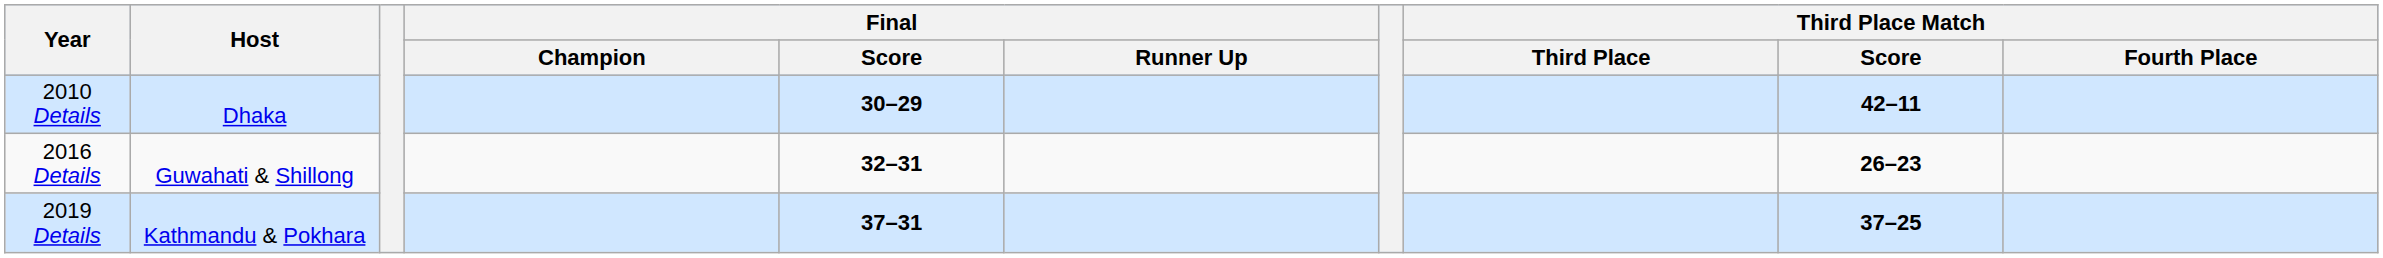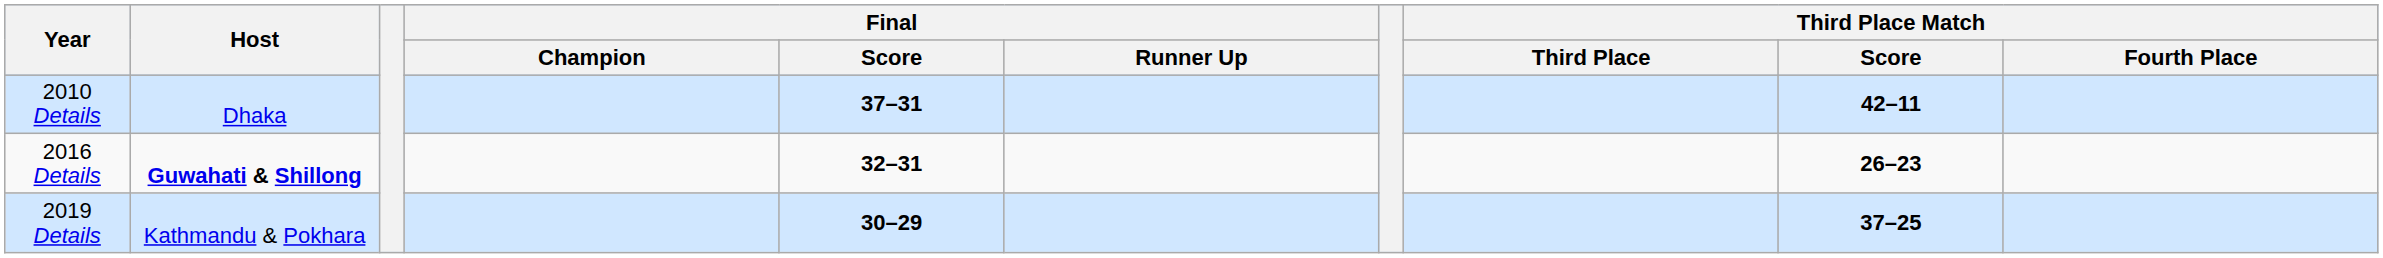(892, 104) 30–29 -> (892, 104) 37–31
(255, 176) normal -> (255, 176) bold
(892, 223) 37–31 -> (892, 223) 30–29
